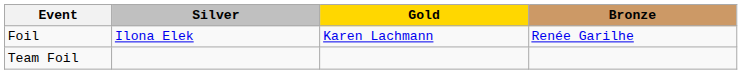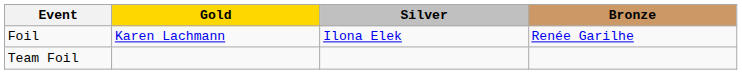columns swapped: (424, 15) <-> (216, 15)
